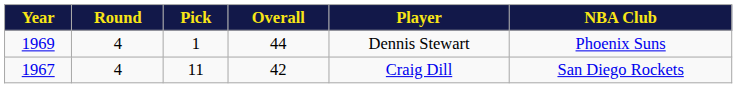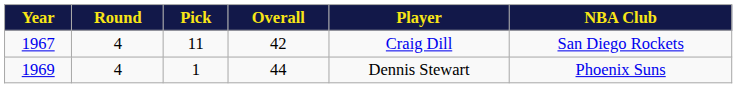rows swapped: (38, 69) <-> (38, 43)
